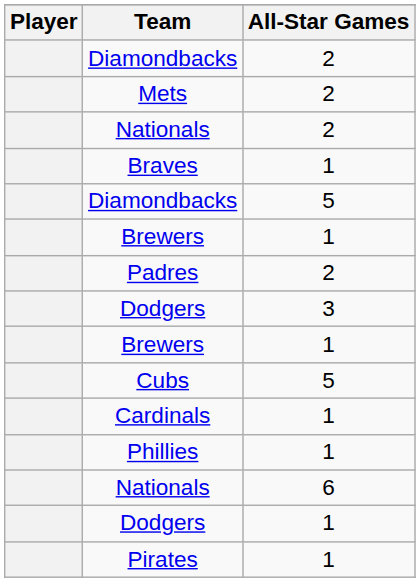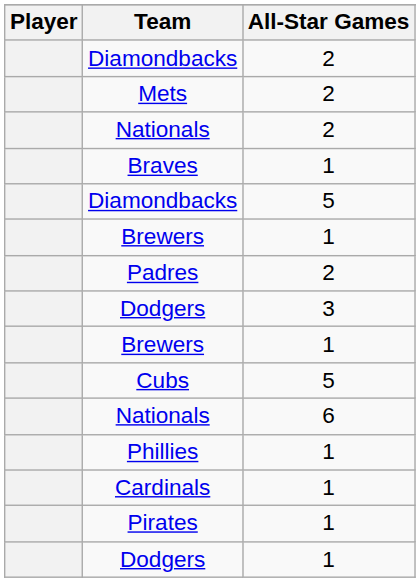rows swapped: (163, 415) <-> (163, 487)
rows swapped: (163, 523) <-> (163, 559)
